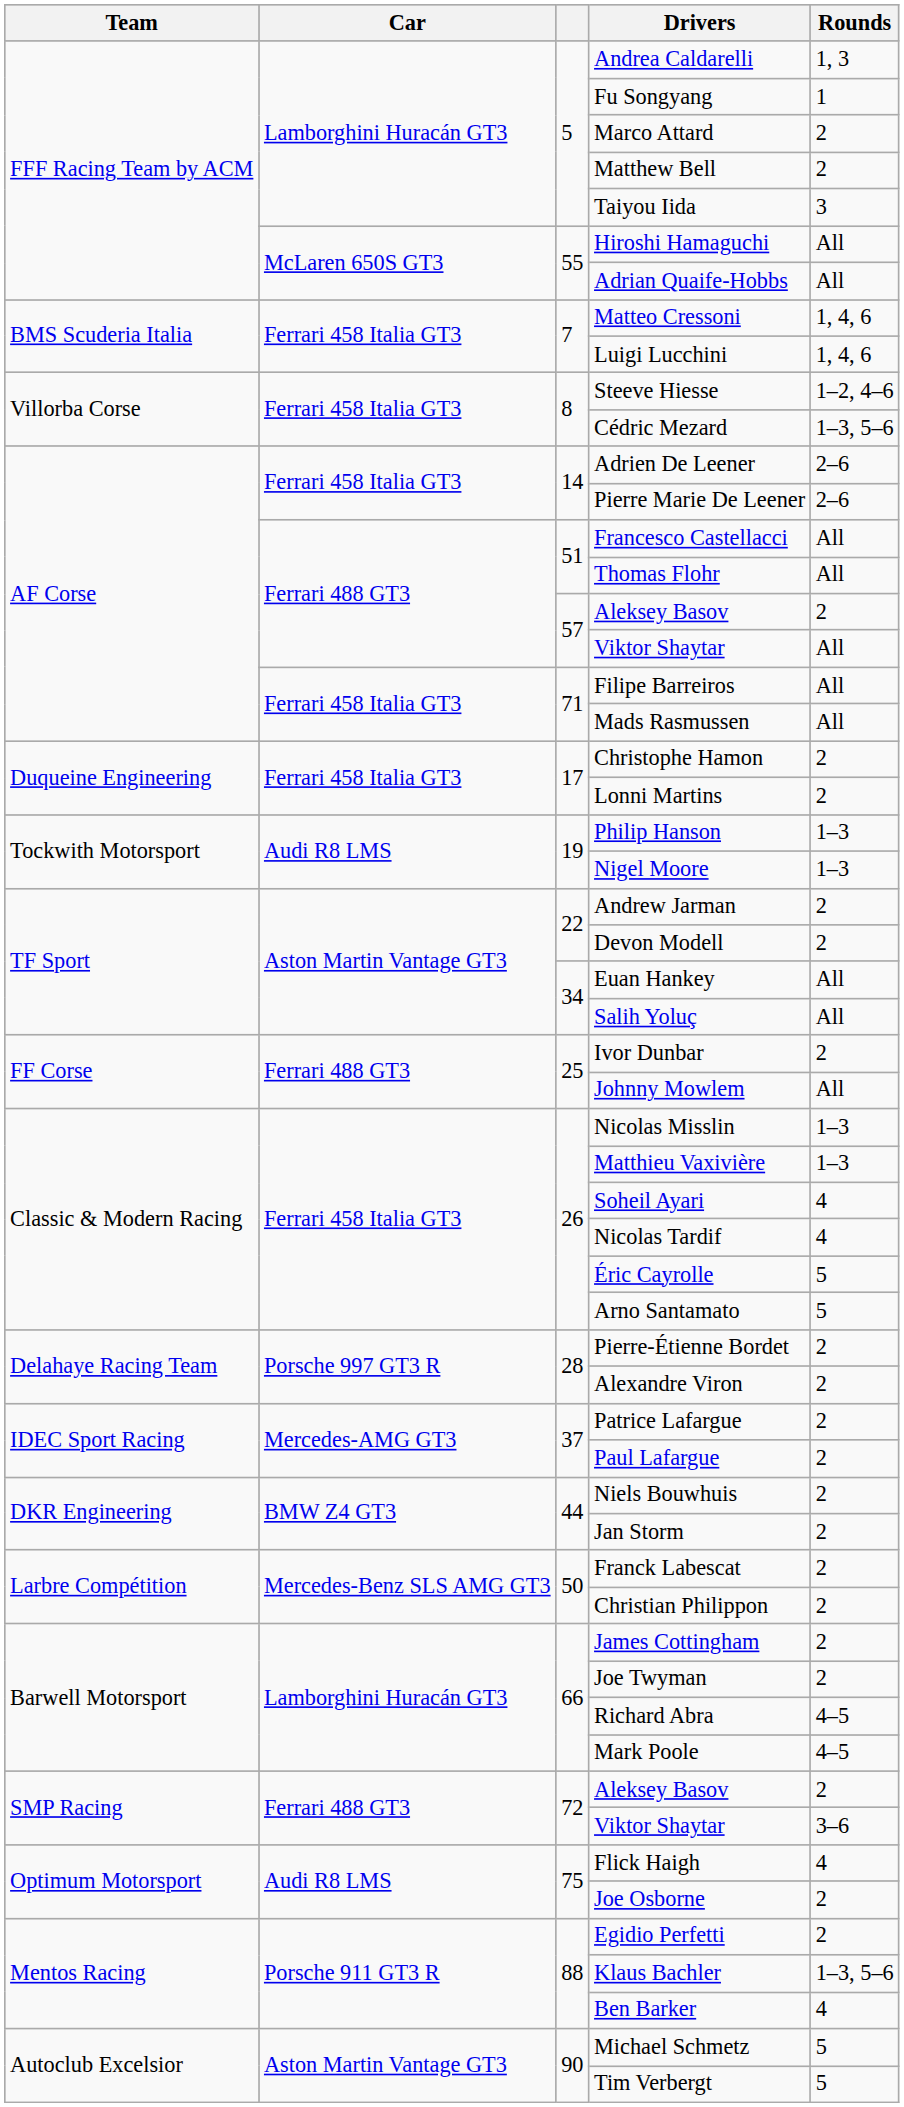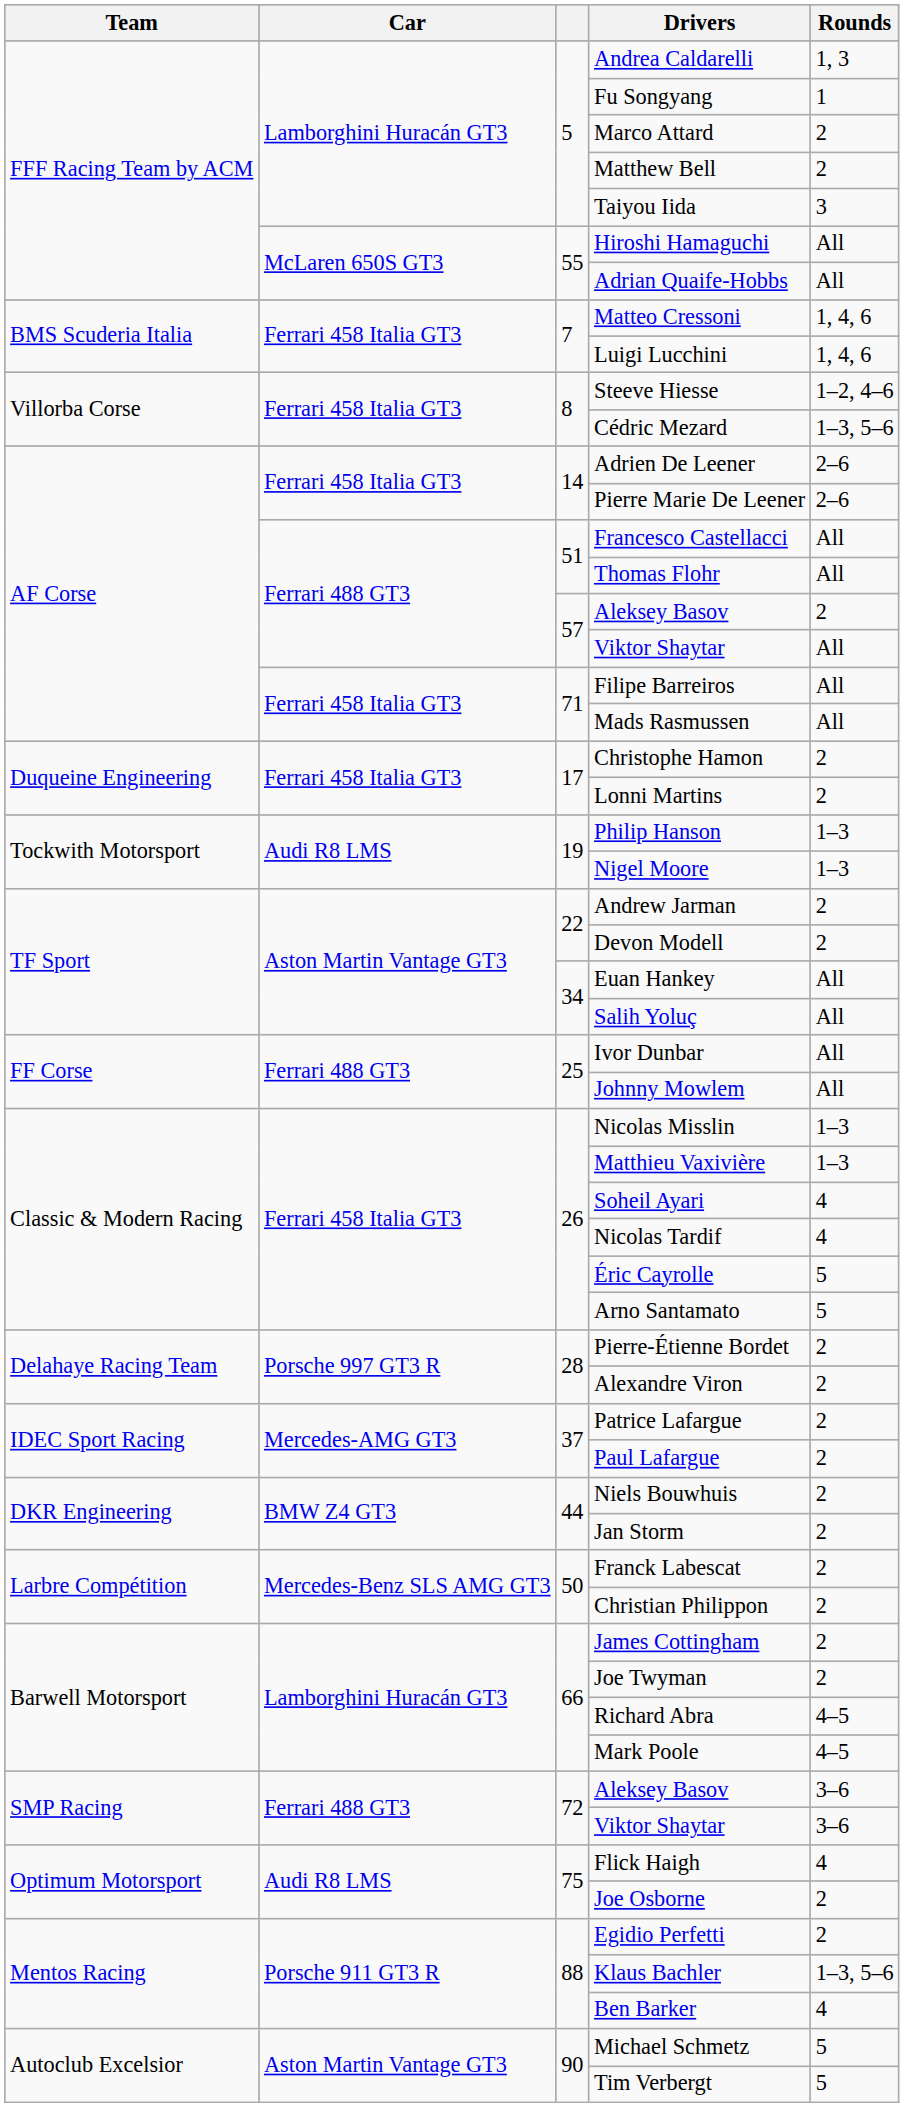(821, 1052) 2 -> (830, 1052) All
(821, 1788) 2 -> (832, 1788) 3–6
